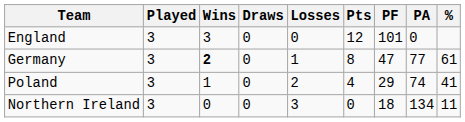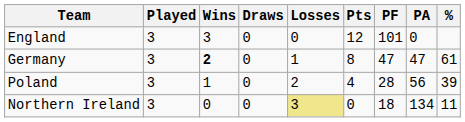(418, 61) 77 -> (418, 61) 47
(386, 83) 29 -> (386, 83) 28
(418, 83) 74 -> (418, 83) 56
(449, 83) 41 -> (449, 83) 39
(295, 106) no background -> (295, 106) khaki background
